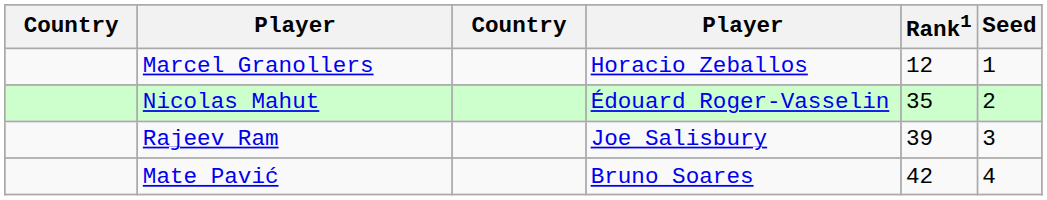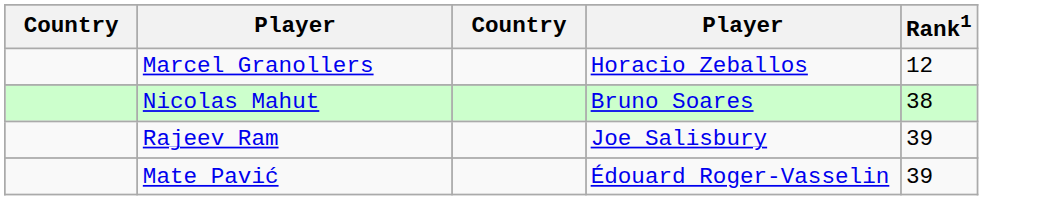- column: (1009, 26)
(740, 103) Édouard Roger-Vasselin -> (672, 103) Bruno Soares
(919, 103) 35 -> (919, 103) 38
(672, 177) Bruno Soares -> (740, 177) Édouard Roger-Vasselin
(919, 177) 42 -> (919, 177) 39
